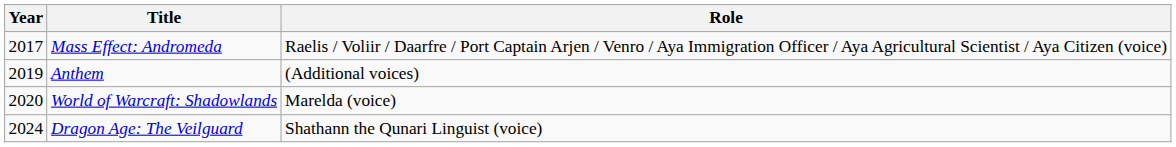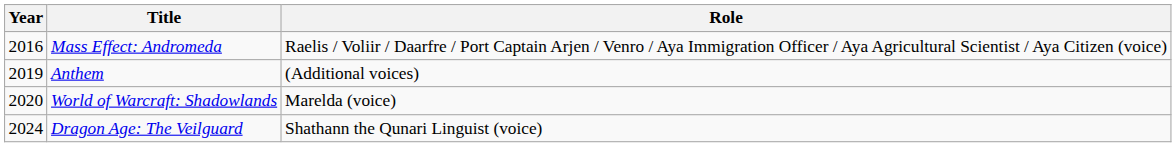(26, 45) 2017 -> (26, 45) 2016
